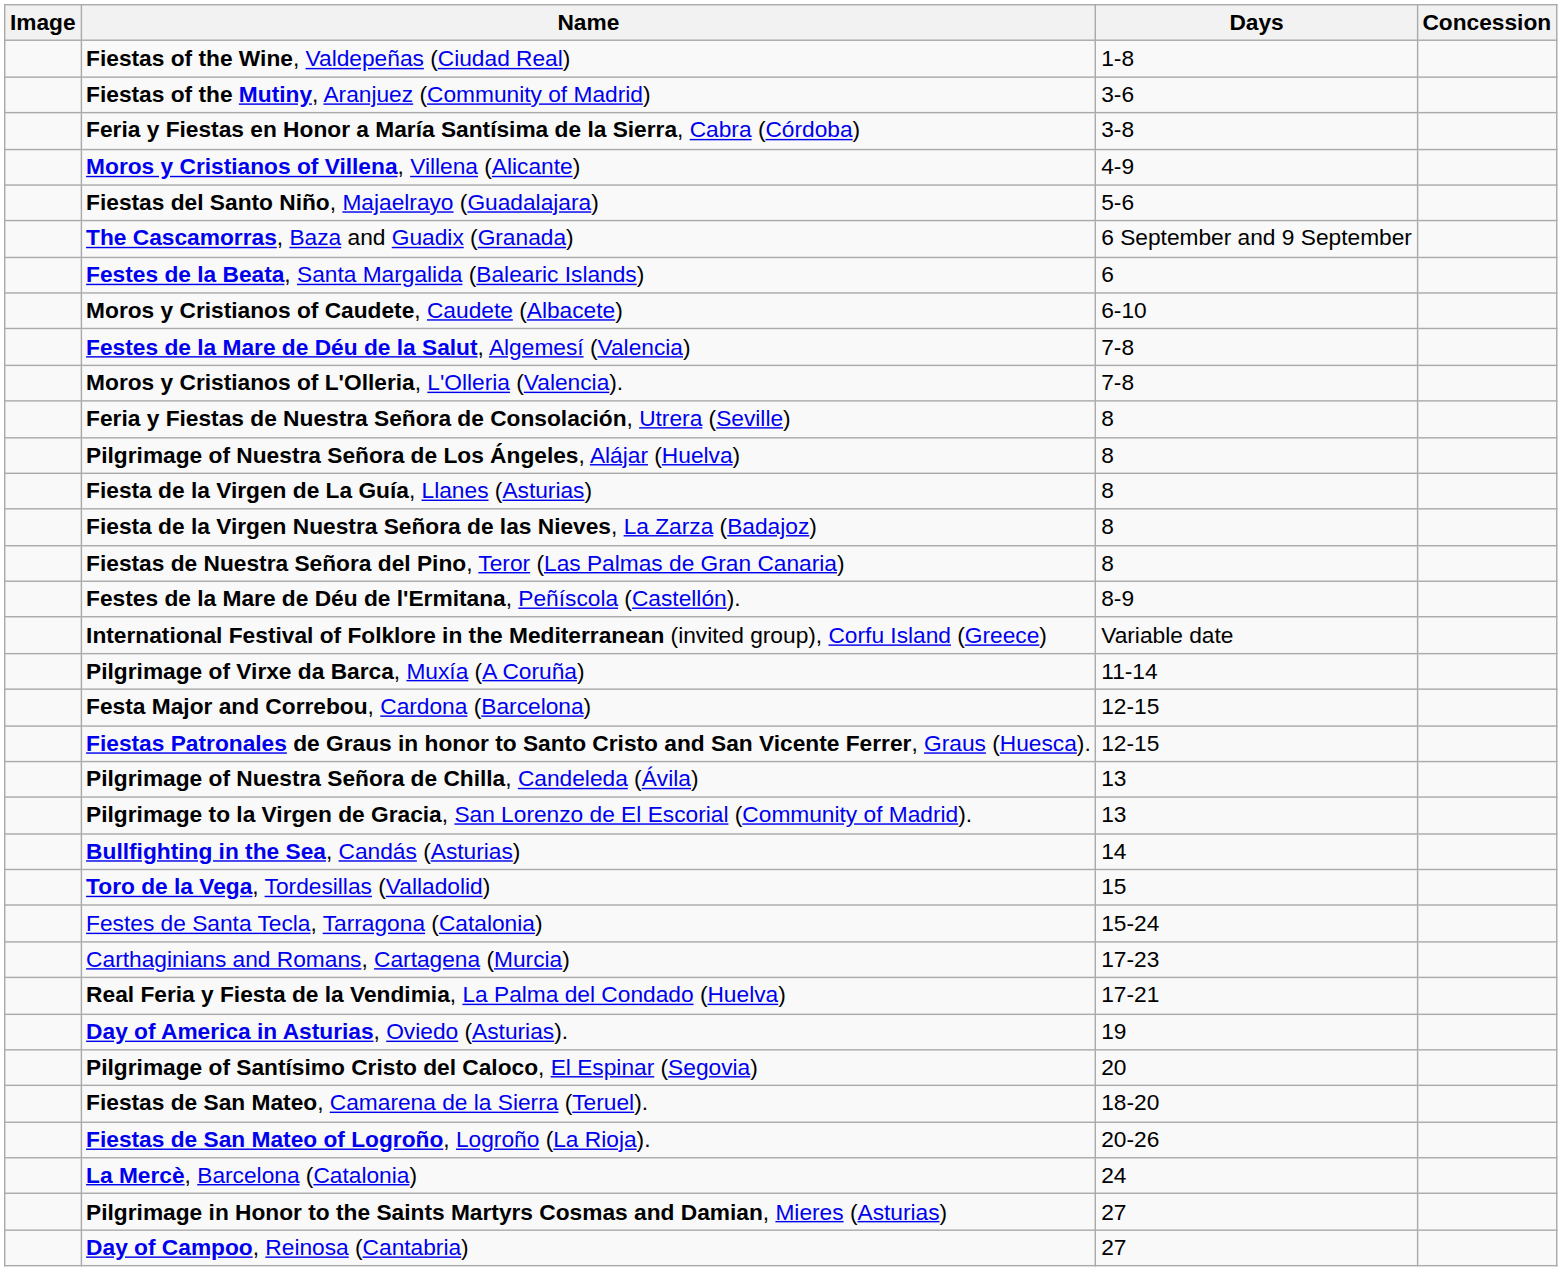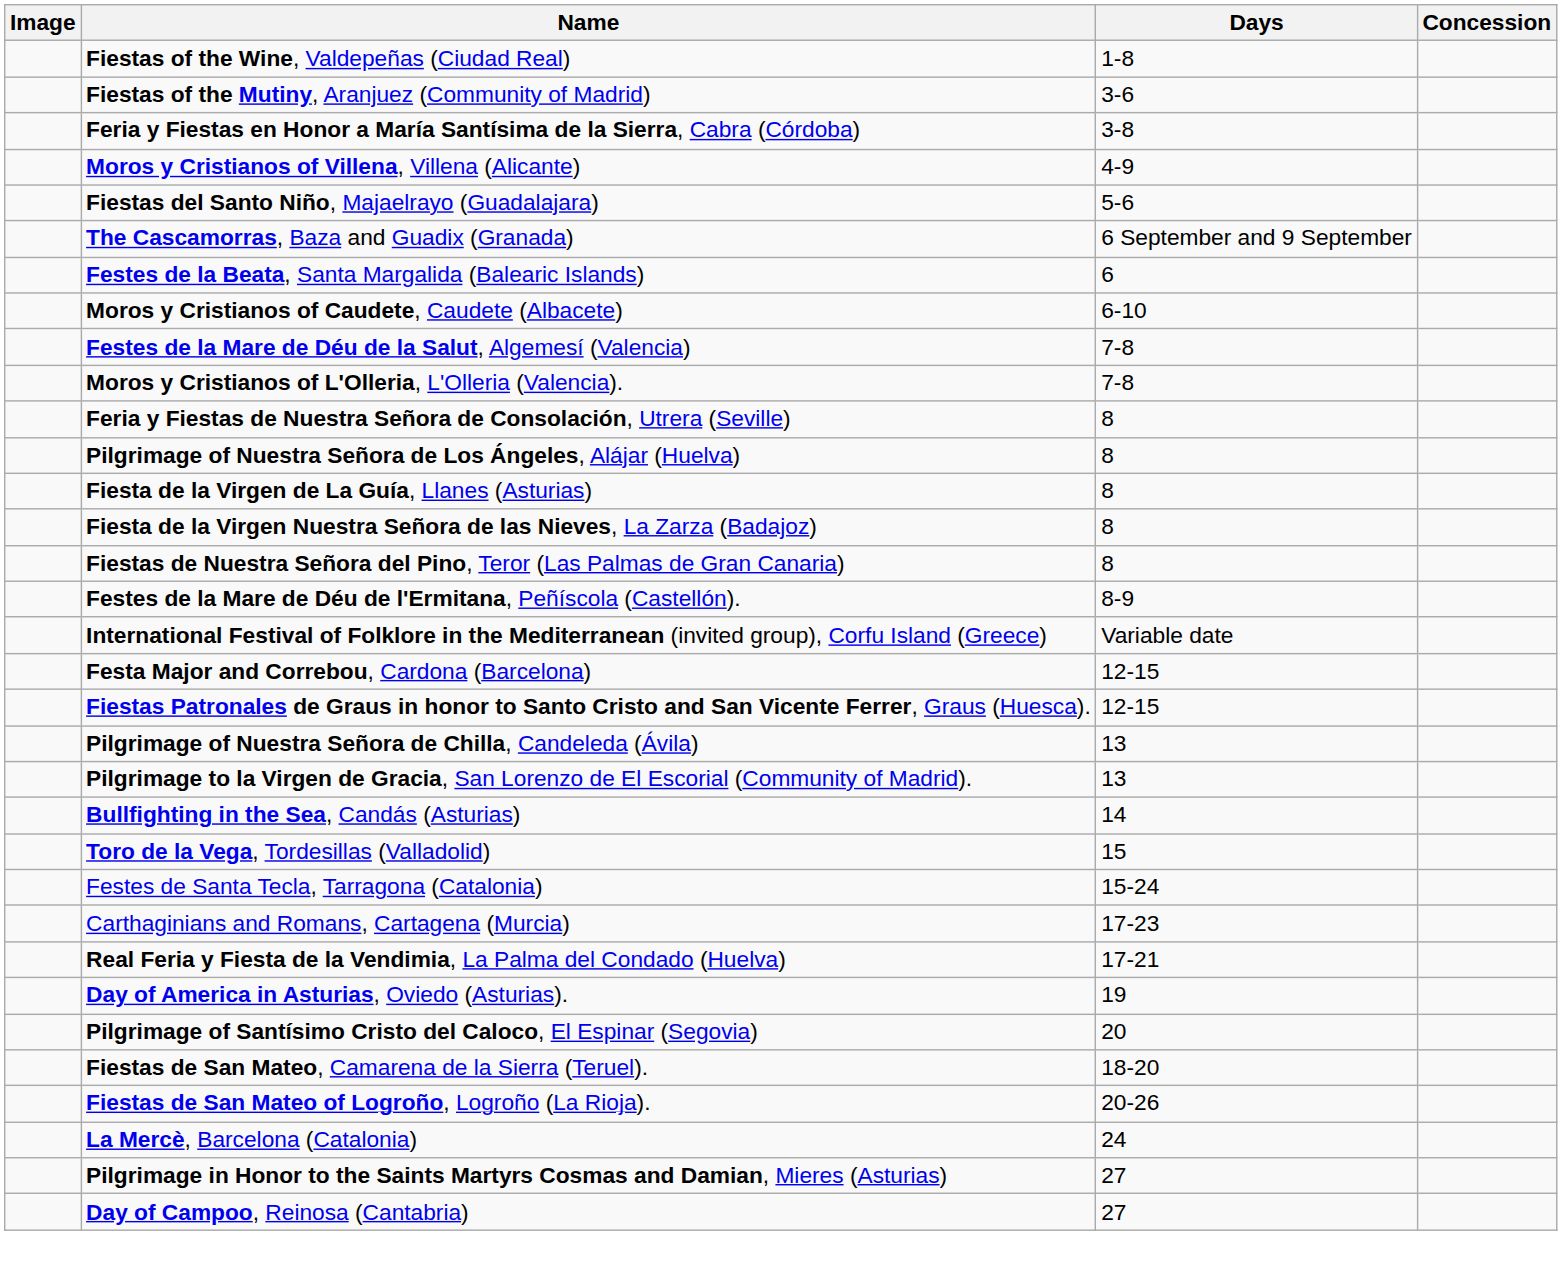- row: (335, 671)
